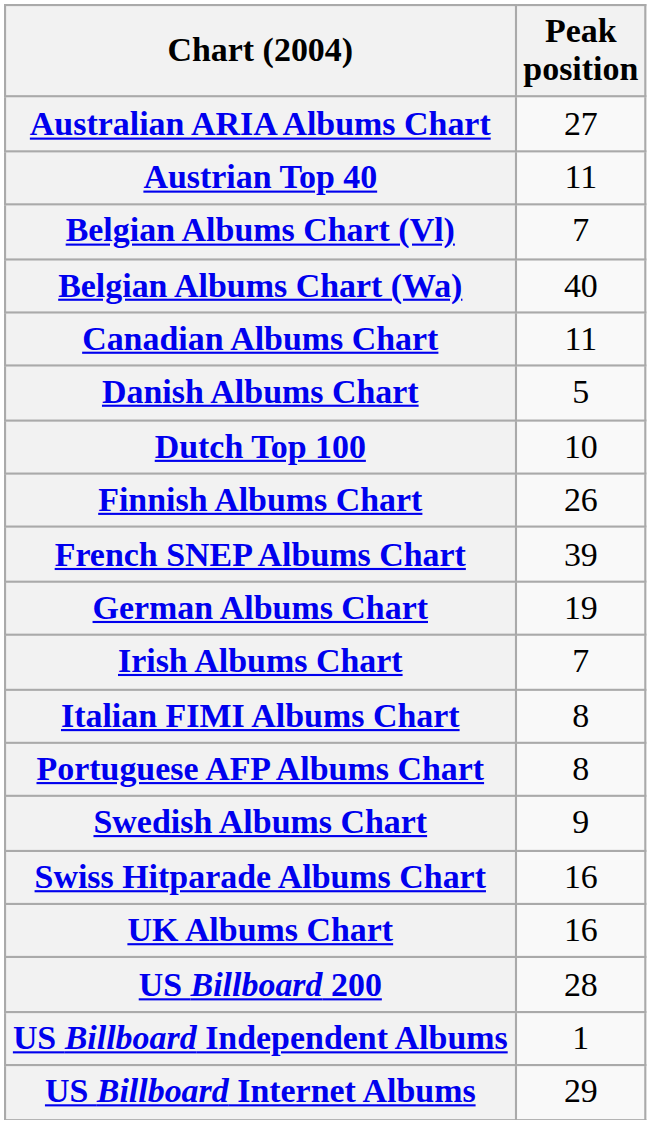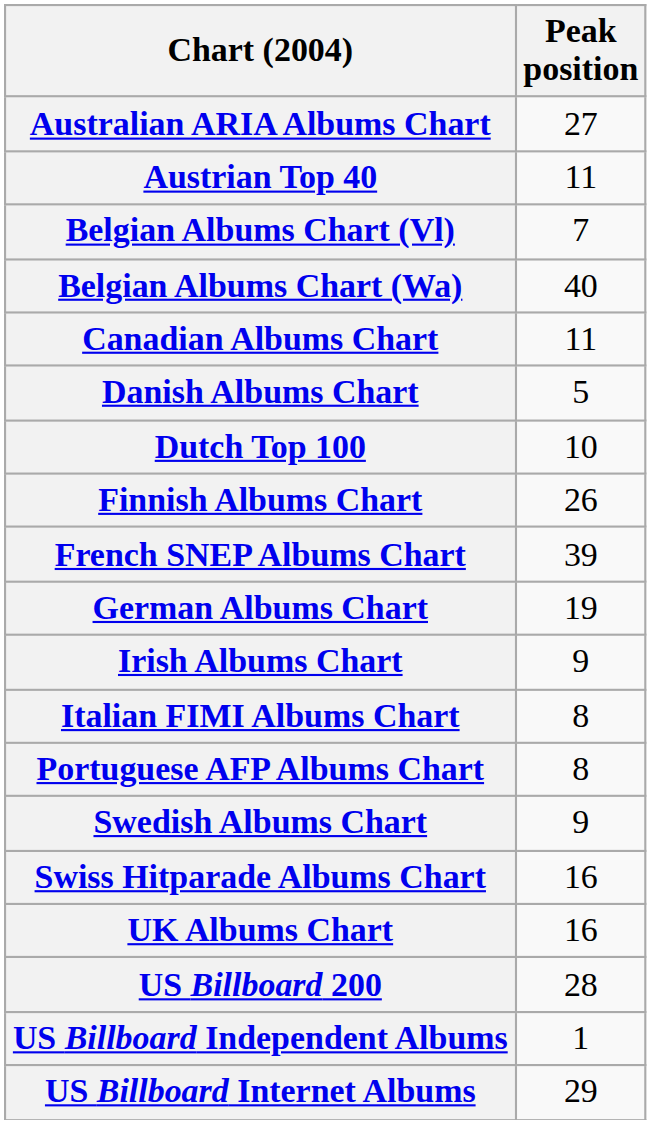(581, 661) 7 -> (581, 661) 9
